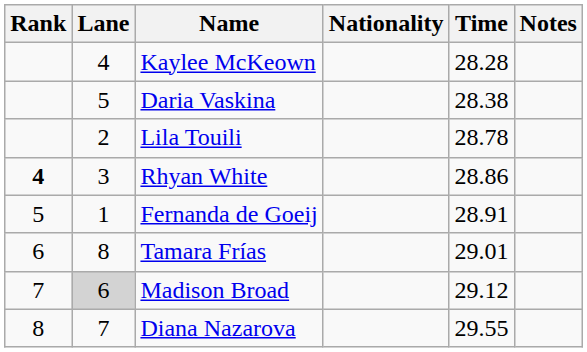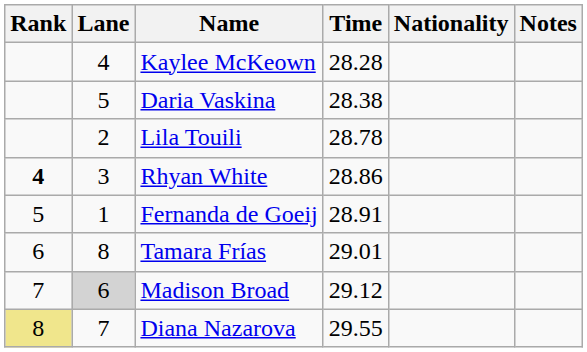columns swapped: (386, 23) <-> (482, 23)
(38, 328) no background -> (38, 328) khaki background
